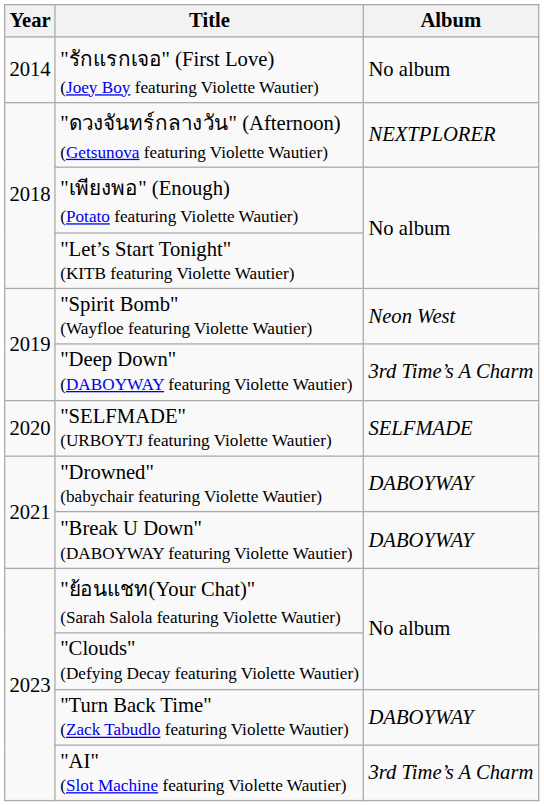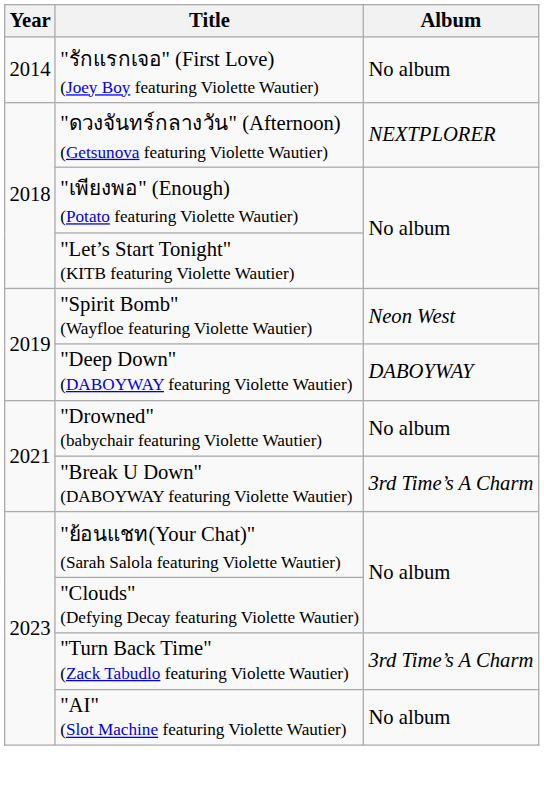(451, 372) 3rd Time’s A Charm -> (421, 372) DABOYWAY
- row: (196, 428)
(421, 483) DABOYWAY -> (409, 428) No album
(421, 539) DABOYWAY -> (451, 483) 3rd Time’s A Charm
(421, 716) DABOYWAY -> (451, 660) 3rd Time’s A Charm
(451, 772) 3rd Time’s A Charm -> (409, 716) No album
